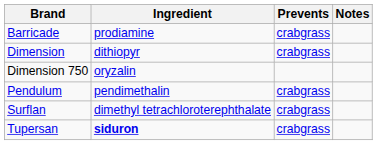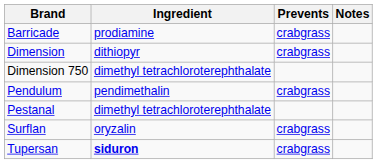(115, 71) oryzalin -> (182, 71) dimethyl tetrachloroterephthalate
+ row: (31, 110)
(182, 110) dimethyl tetrachloroterephthalate -> (115, 129) oryzalin
